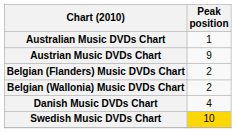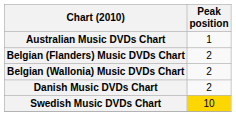- row: (96, 55)
(209, 103) 4 -> (209, 87) 2
